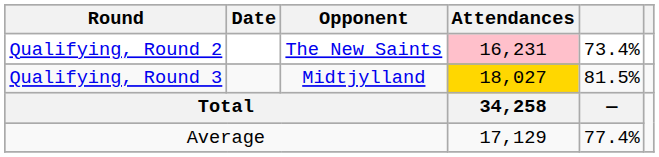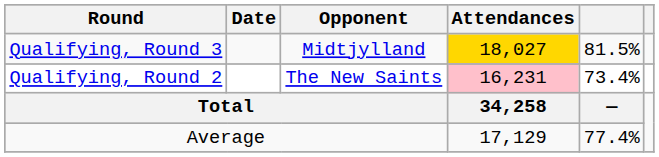rows swapped: (116, 49) <-> (116, 78)
